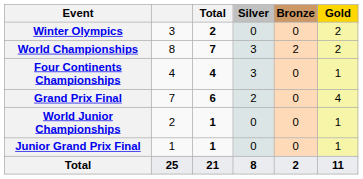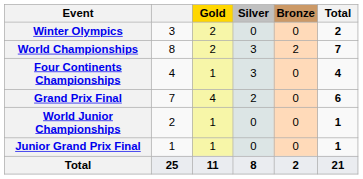columns swapped: (338, 13) <-> (213, 13)
